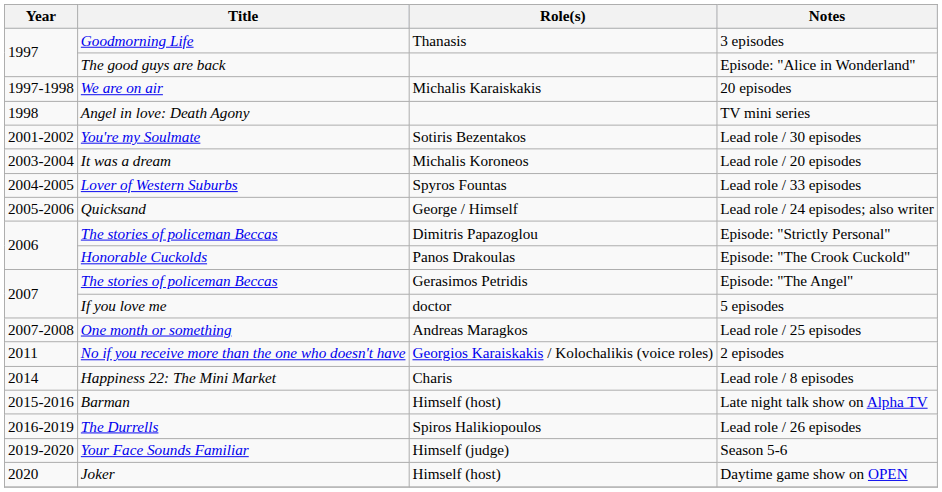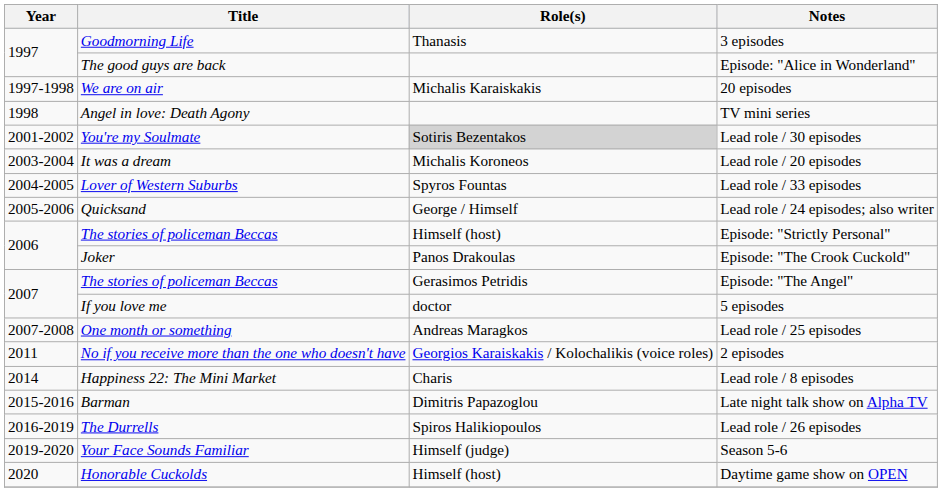(469, 137) no background -> (469, 137) lightgrey background
(475, 233) Dimitris Papazoglou -> (457, 233) Himself (host)
(144, 257) Honorable Cuckolds -> (98, 257) Joker
(457, 402) Himself (host) -> (475, 402) Dimitris Papazoglou
(98, 474) Joker -> (144, 474) Honorable Cuckolds
